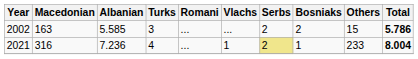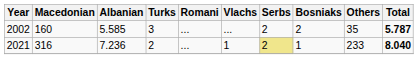(43, 29) 163 -> (43, 29) 160
(352, 29) 15 -> (352, 29) 35
(398, 29) 5.786 -> (398, 29) 5.787
(151, 45) 4 -> (151, 45) 2
(398, 45) 8.004 -> (398, 45) 8.040
